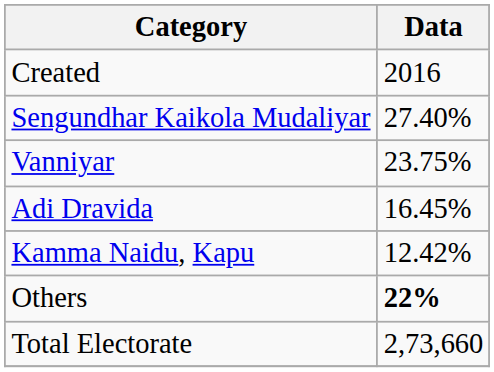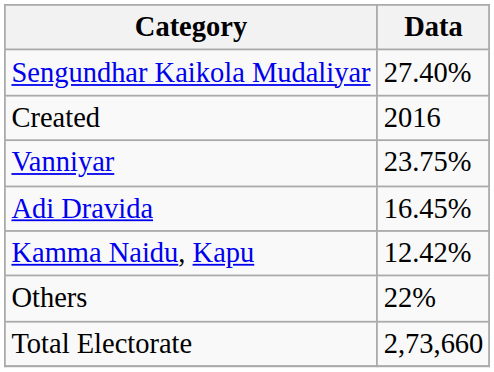rows swapped: (56, 72) <-> (191, 117)
(412, 298) bold -> (410, 298) normal
